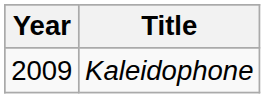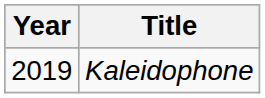(42, 69) 2009 -> (42, 69) 2019
